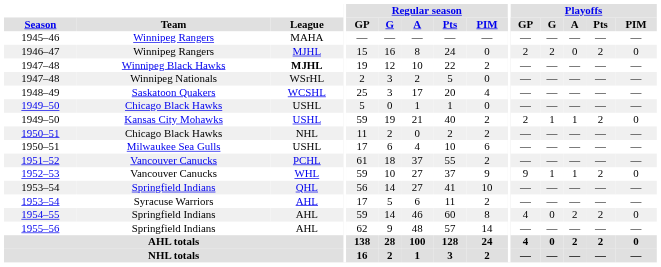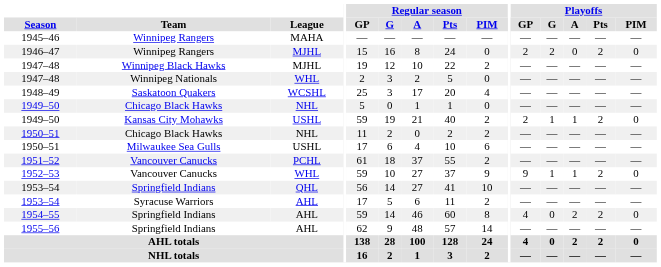(307, 65) bold -> (307, 65) normal
(307, 78) WSrHL -> (307, 78) WHL
(307, 106) USHL -> (307, 106) NHL
